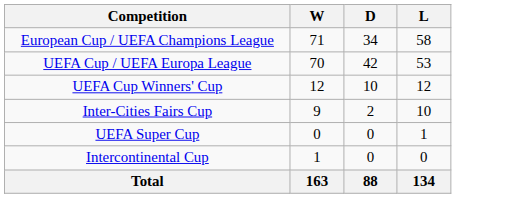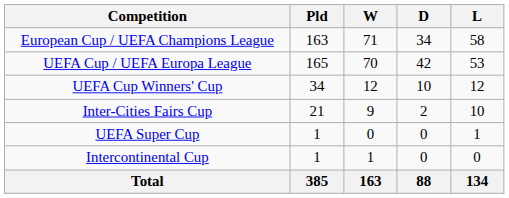+ column: (317, 16)
